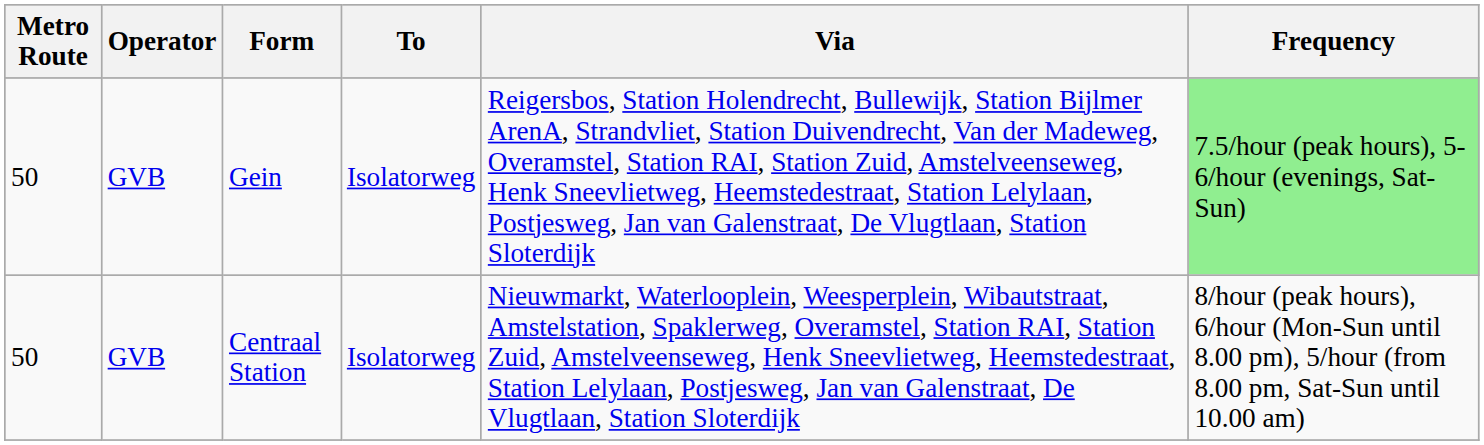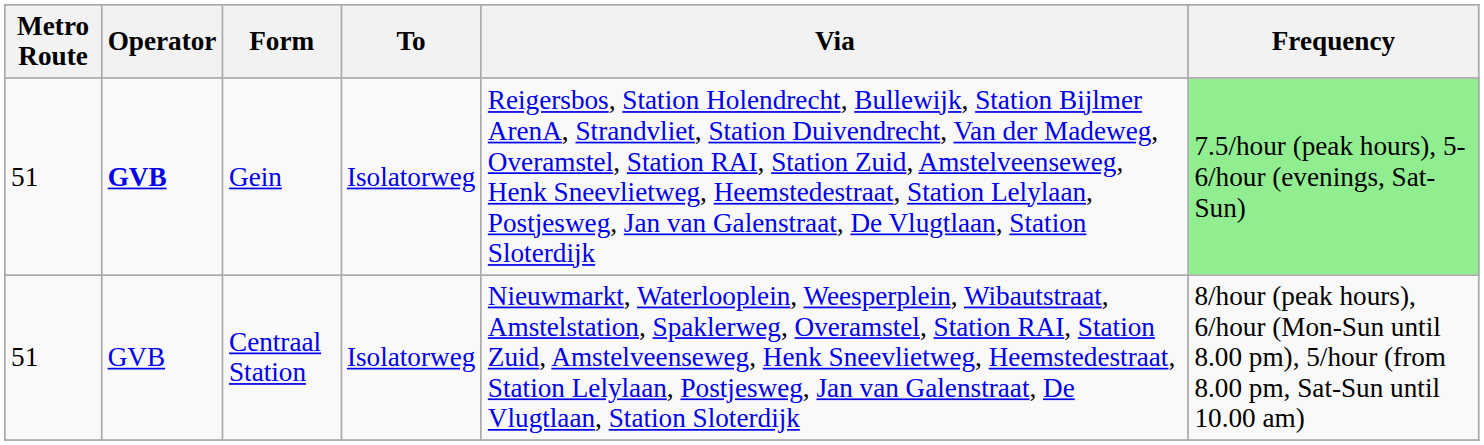(25, 176) 50 -> (25, 176) 51
(136, 176) normal -> (137, 176) bold
(25, 357) 50 -> (25, 357) 51
